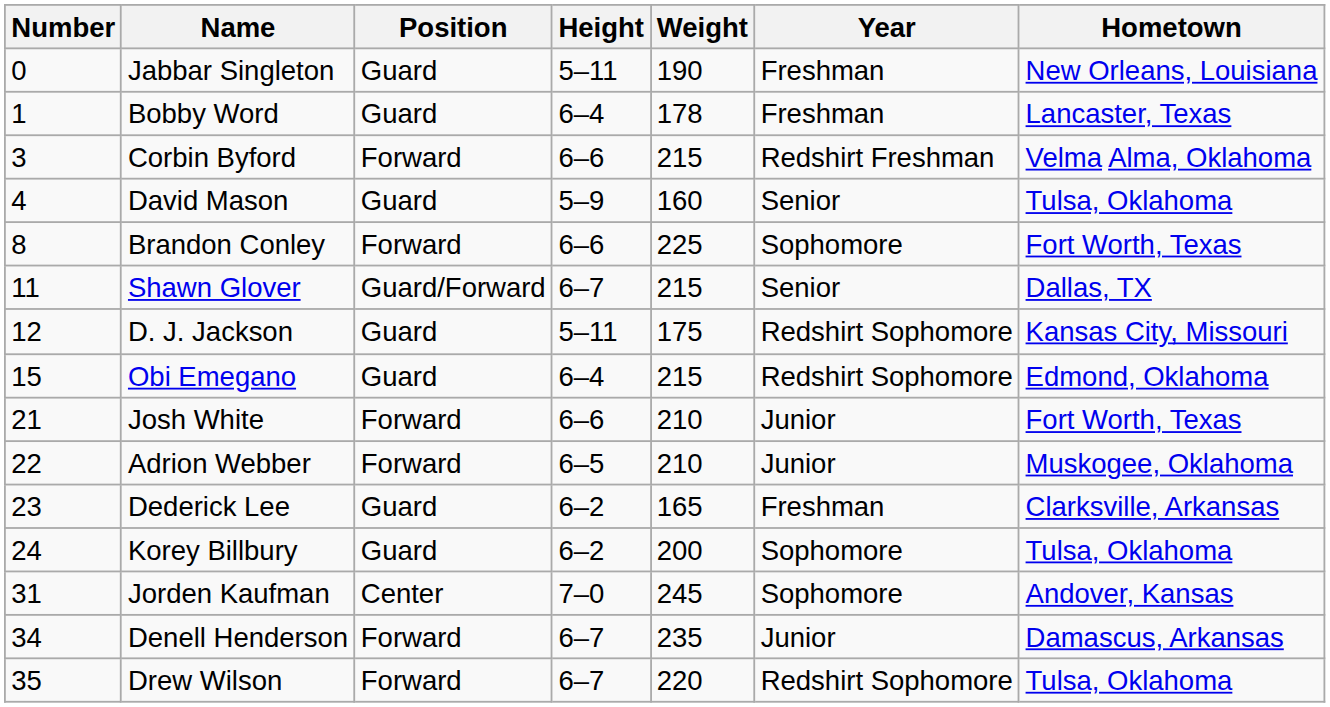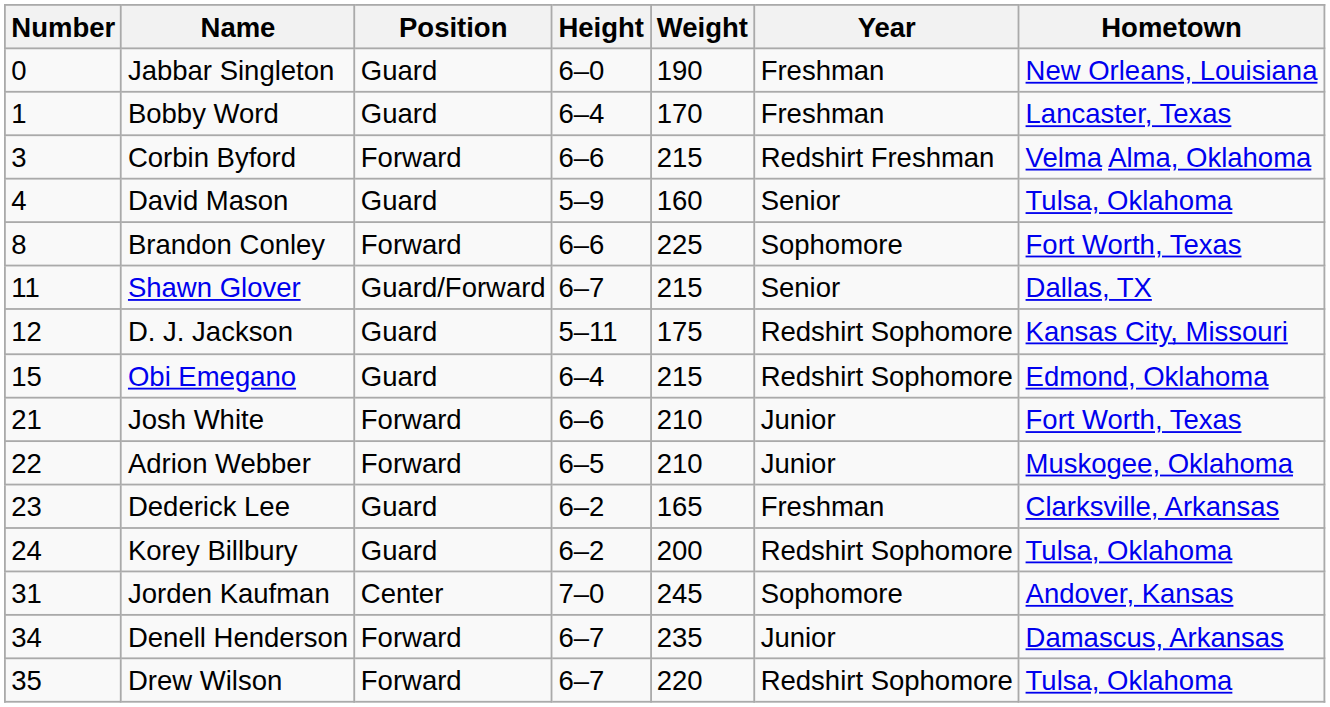(588, 70) 5–11 -> (581, 70) 6–0
(680, 114) 178 -> (680, 114) 170
(832, 550) Sophomore -> (887, 550) Redshirt Sophomore
